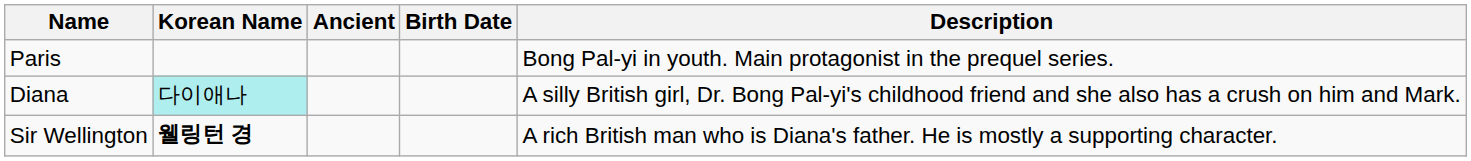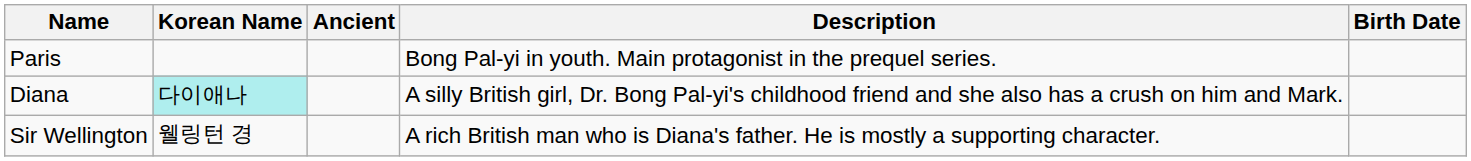columns swapped: (459, 22) <-> (992, 22)
(206, 134) bold -> (206, 134) normal
